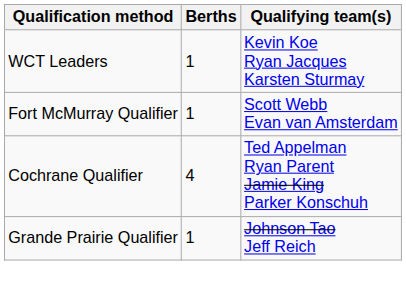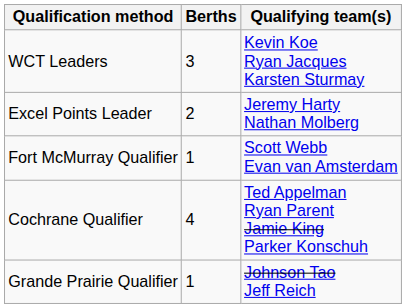(190, 61) 1 -> (190, 61) 3
+ row: (80, 114)
